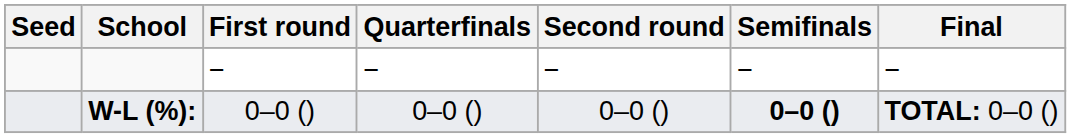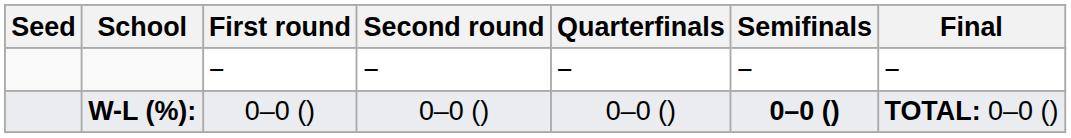columns swapped: (634, 27) <-> (447, 27)
